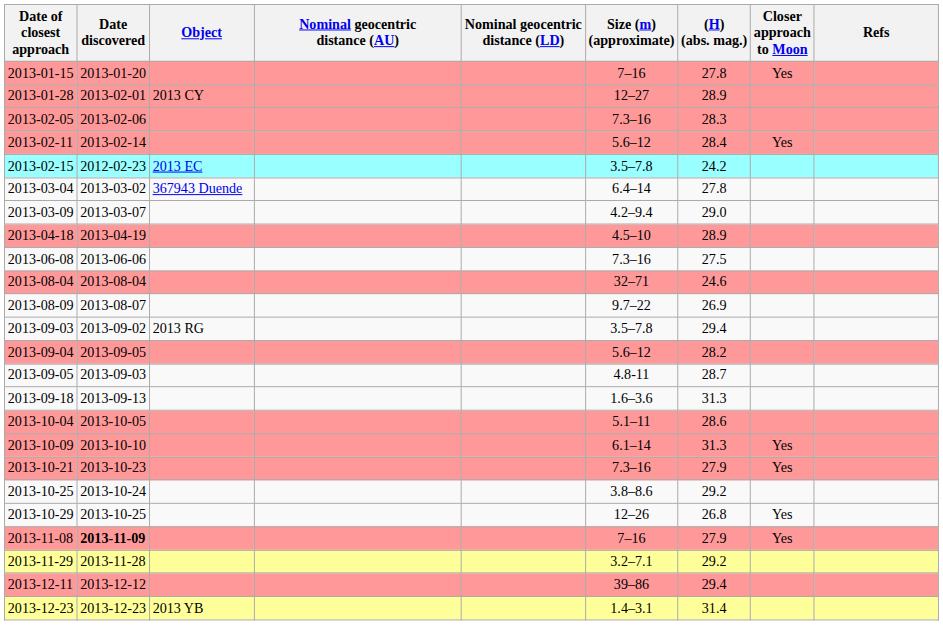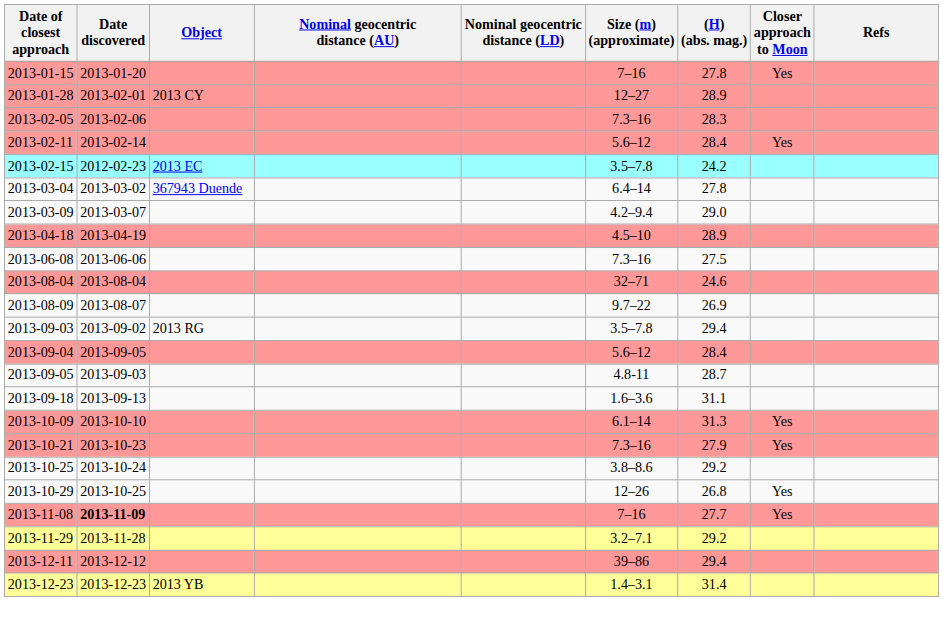(714, 352) 28.2 -> (714, 352) 28.4
(714, 398) 31.3 -> (714, 398) 31.1
- row: (41, 422)
(714, 538) 27.9 -> (714, 515) 27.7
